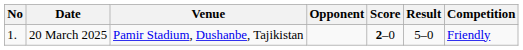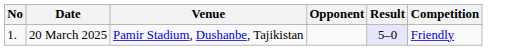- column: (385, 14)
(424, 34) no background -> (388, 34) lavender background
